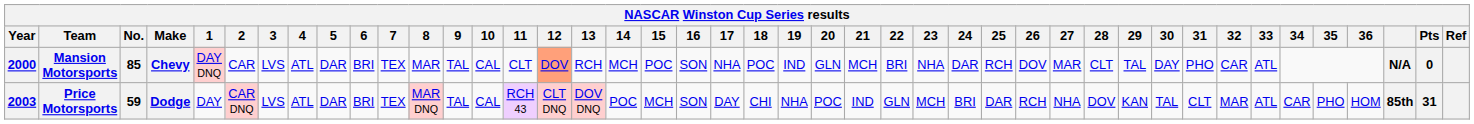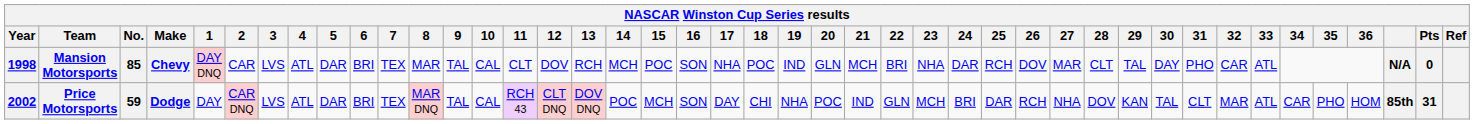(22, 65) 2000 -> (22, 65) 1998
(554, 65) lightsalmon background -> (554, 65) no background
(22, 101) 2003 -> (22, 101) 2002
